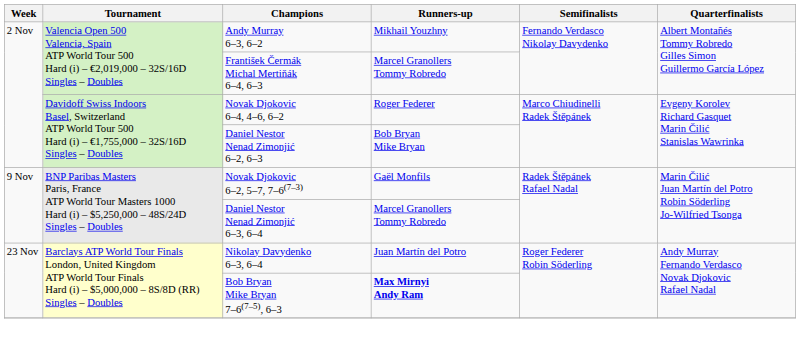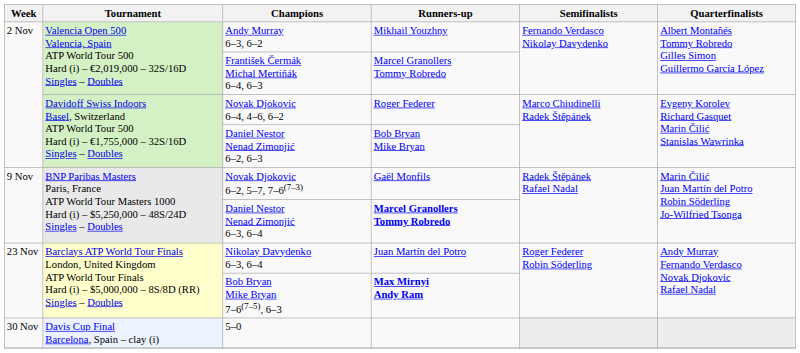(413, 215) normal -> (416, 215) bold
+ row: (233, 326)
